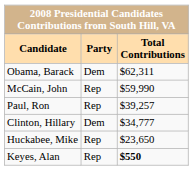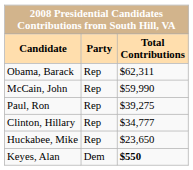(94, 71) Dem -> (92, 71) Rep
(137, 105) $39,257 -> (137, 105) $39,275
(94, 122) Dem -> (92, 122) Rep
(92, 156) Rep -> (94, 156) Dem
